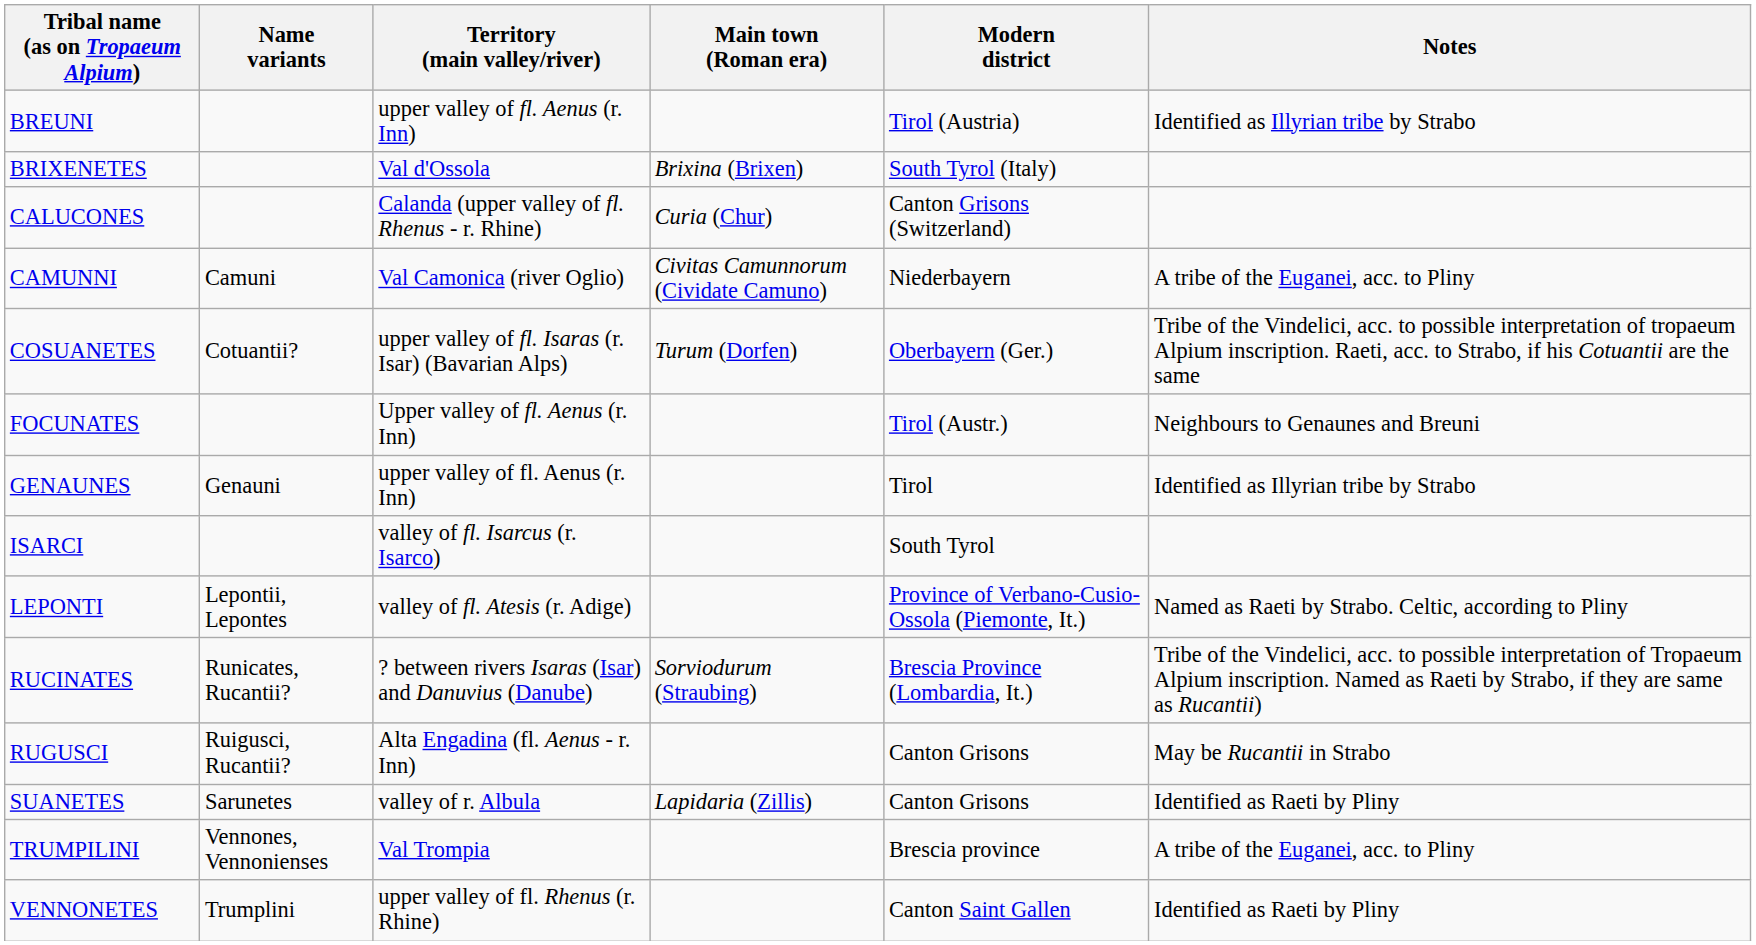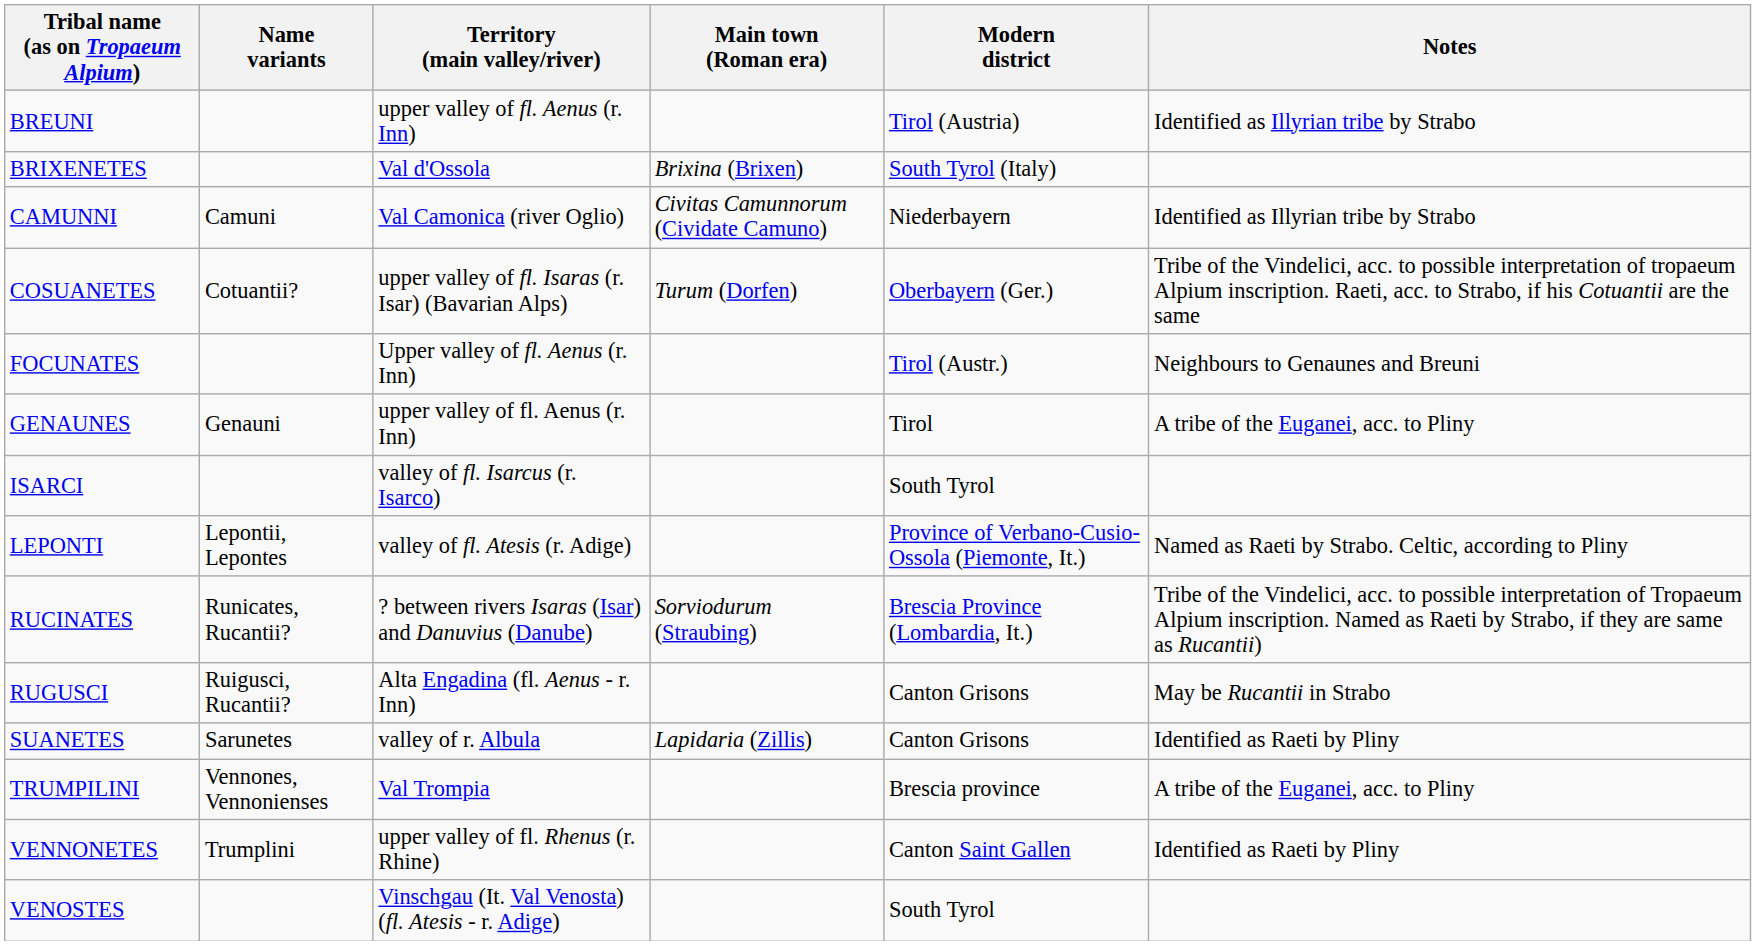- row: (77, 217)
(1314, 277) A tribe of the Euganei, acc. to Pliny -> (1315, 217) Identified as Illyrian tribe by Strabo
(1315, 485) Identified as Illyrian tribe by Strabo -> (1314, 424) A tribe of the Euganei, acc. to Pliny
+ row: (67, 910)
